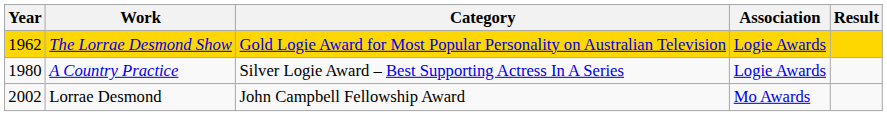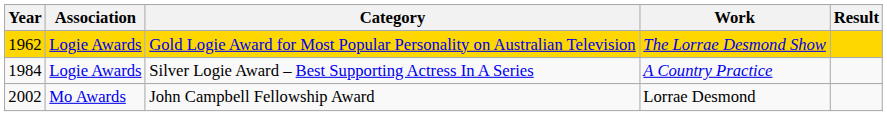columns swapped: (780, 17) <-> (141, 17)
(25, 70) 1980 -> (25, 70) 1984
